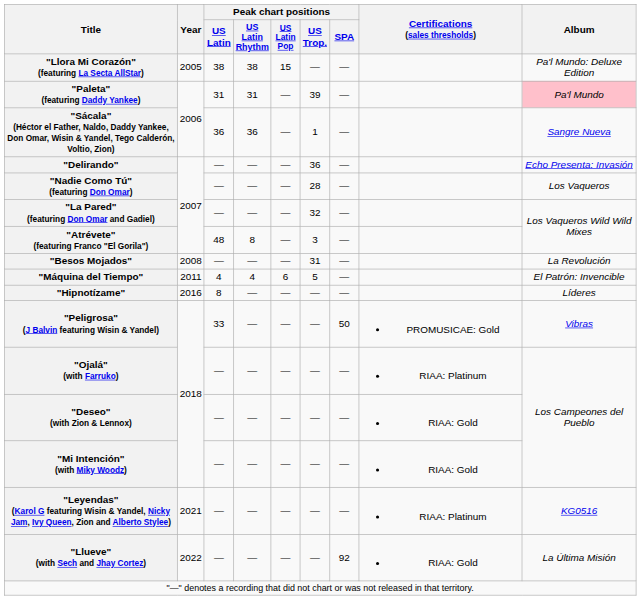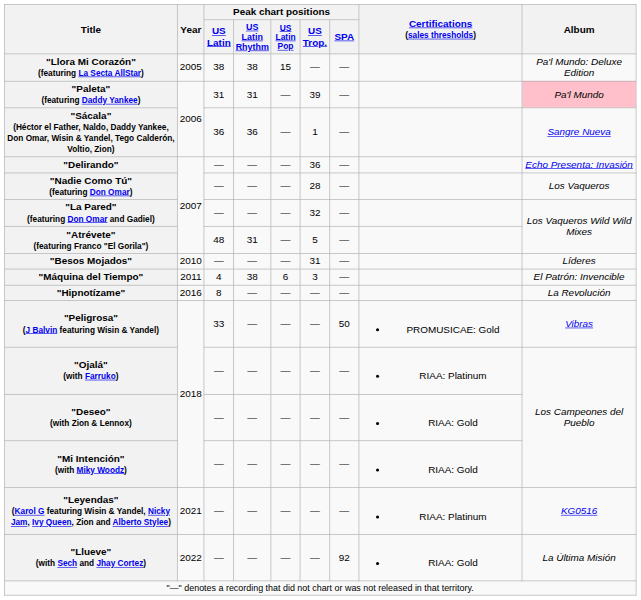(252, 240) 8 -> (252, 240) 31
(315, 240) 3 -> (315, 240) 5
(191, 261) 2008 -> (191, 261) 2010
(579, 261) La Revolución -> (579, 261) Líderes
(252, 277) 4 -> (252, 277) 38
(315, 277) 5 -> (315, 277) 3
(579, 292) Líderes -> (579, 292) La Revolución
